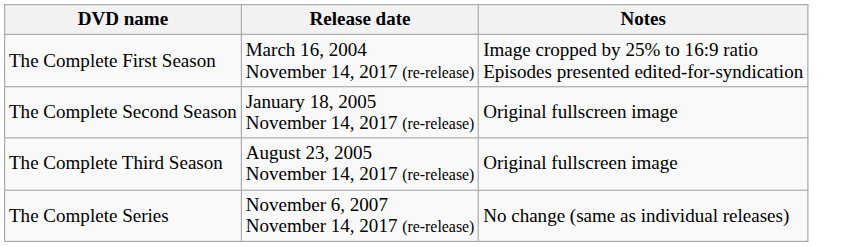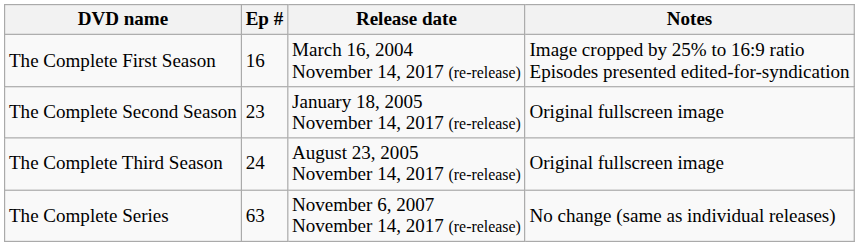+ column: (264, 19)
